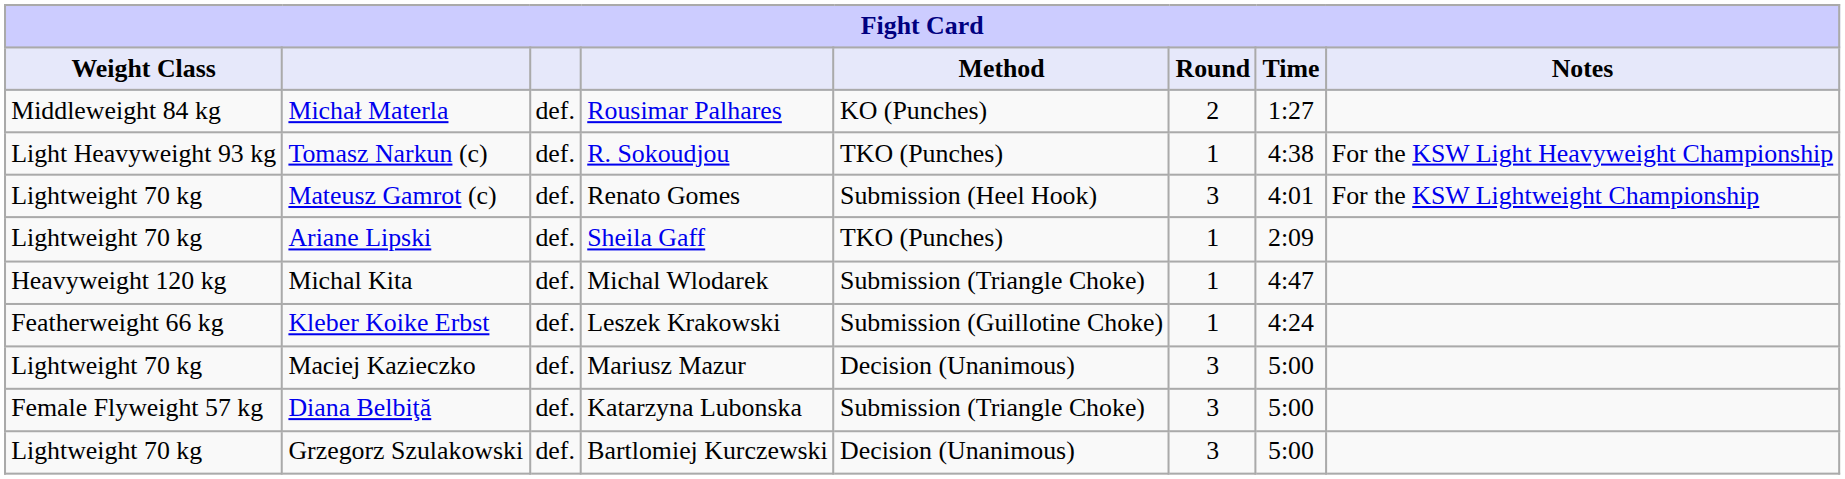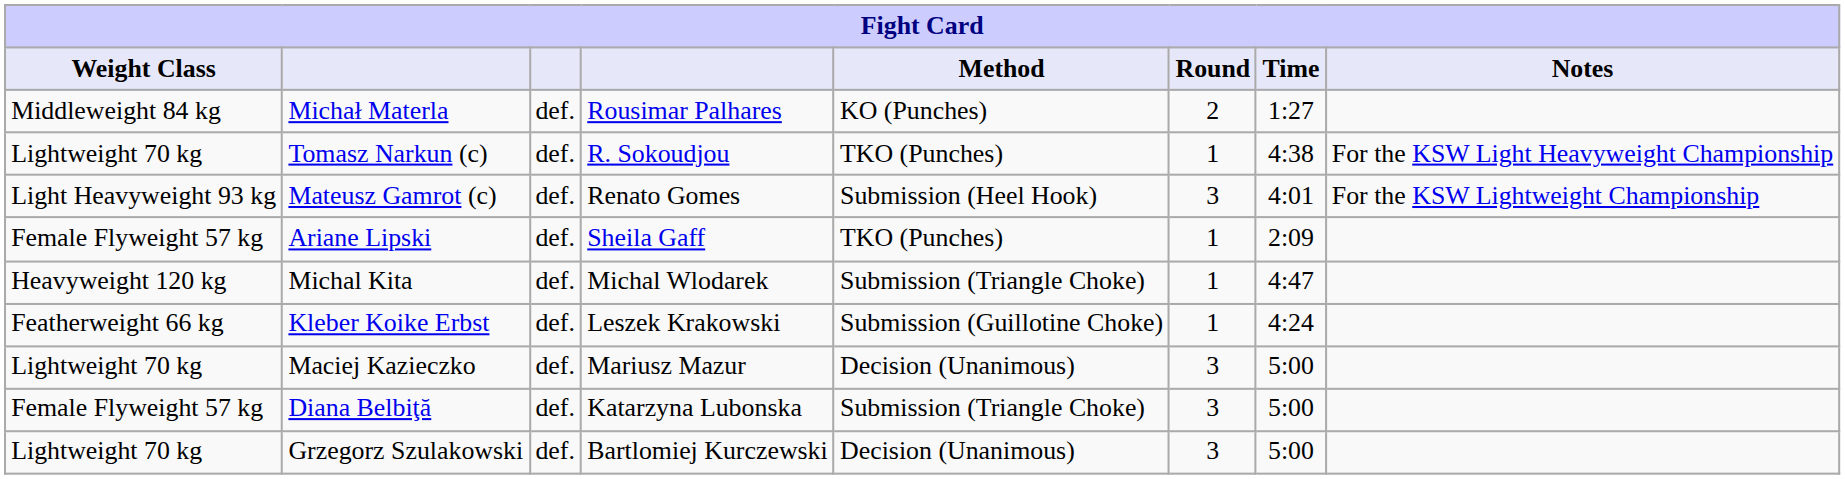(144, 153) Light Heavyweight 93 kg -> (107, 153) Lightweight 70 kg
(107, 196) Lightweight 70 kg -> (144, 196) Light Heavyweight 93 kg
(107, 238) Lightweight 70 kg -> (137, 238) Female Flyweight 57 kg
